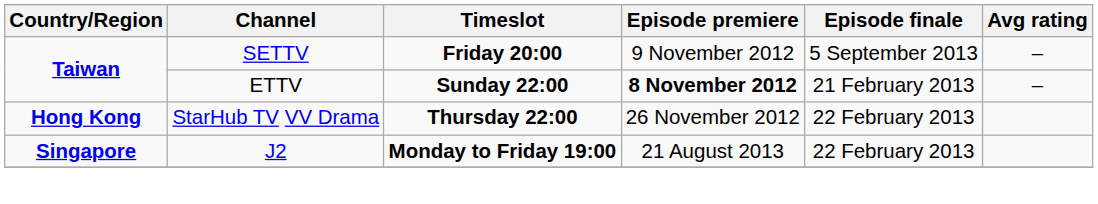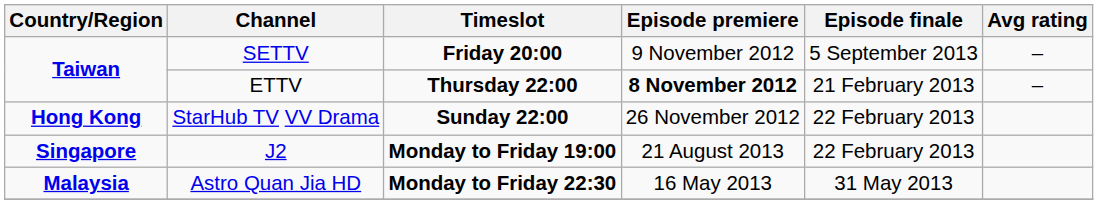(502, 85) Sunday 22:00 -> (502, 85) Thursday 22:00
(502, 118) Thursday 22:00 -> (502, 118) Sunday 22:00
+ row: (276, 183)
